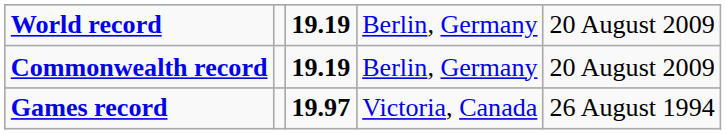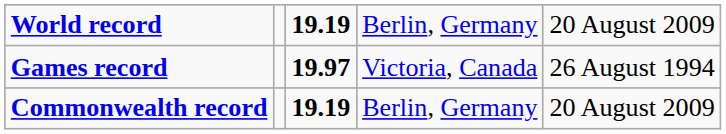rows swapped: (139, 66) <-> (89, 107)
